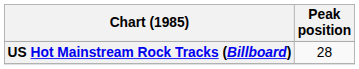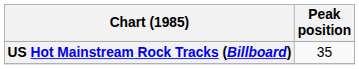(324, 52) 28 -> (324, 52) 35
